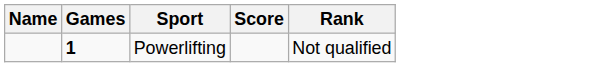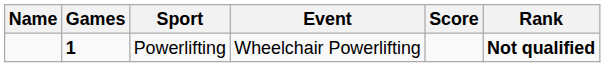+ column: (328, 19)
(342, 47) normal -> (541, 47) bold
